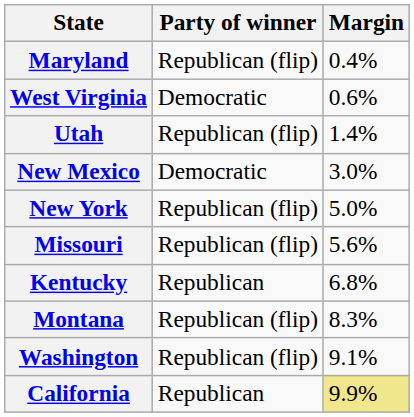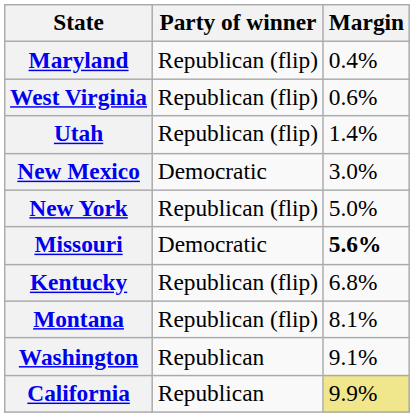(212, 97) Democratic -> (238, 97) Republican (flip)
(238, 245) Republican (flip) -> (212, 245) Democratic
(353, 245) normal -> (355, 245) bold
(211, 282) Republican -> (238, 282) Republican (flip)
(353, 319) 8.3% -> (353, 319) 8.1%
(238, 356) Republican (flip) -> (211, 356) Republican
